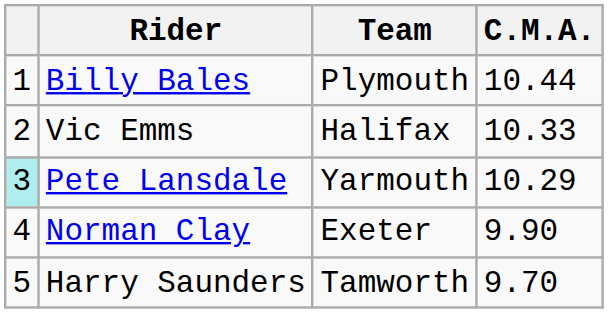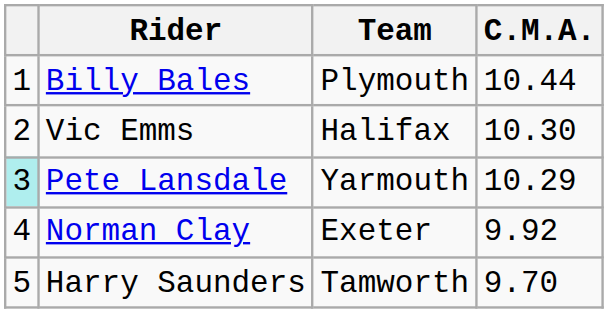(530, 131) 10.33 -> (530, 131) 10.30
(521, 232) 9.90 -> (521, 232) 9.92
